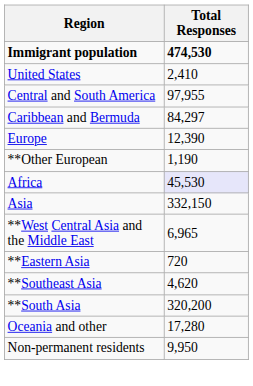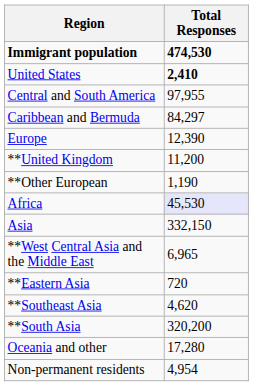(183, 74) normal -> (183, 74) bold
+ row: (60, 160)
(183, 348) 9,950 -> (183, 370) 4,954
